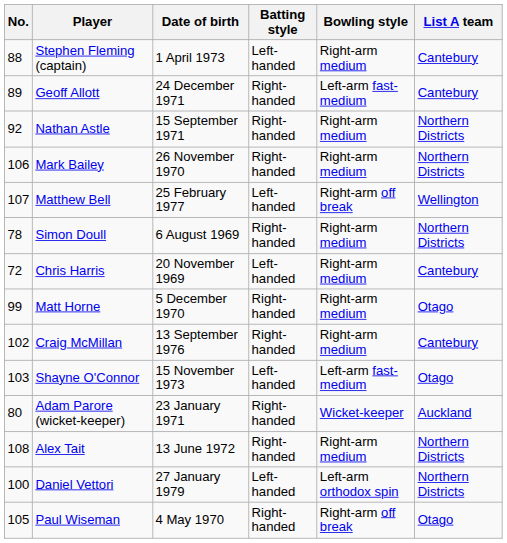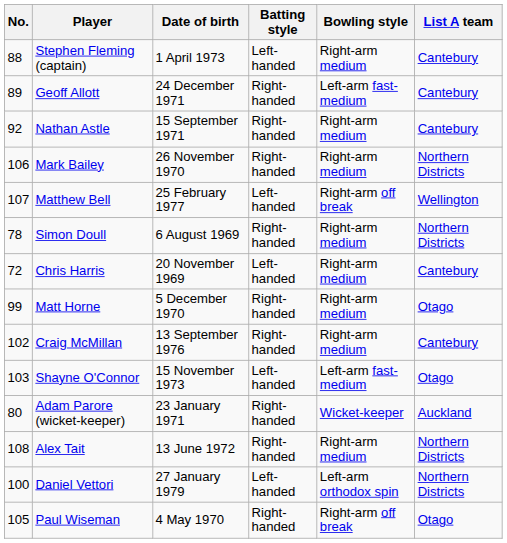(443, 128) Northern Districts -> (448, 128) Cantebury
